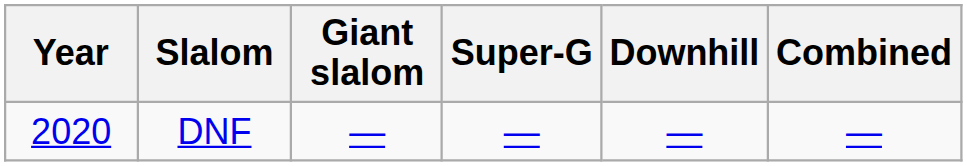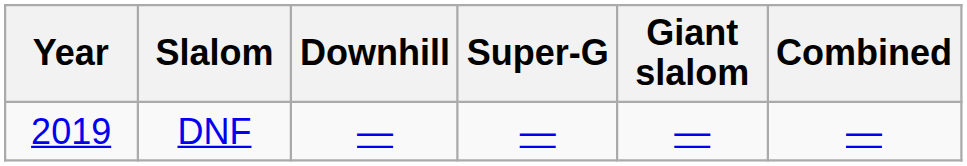columns swapped: (367, 53) <-> (684, 53)
(71, 130) 2020 -> (71, 130) 2019
